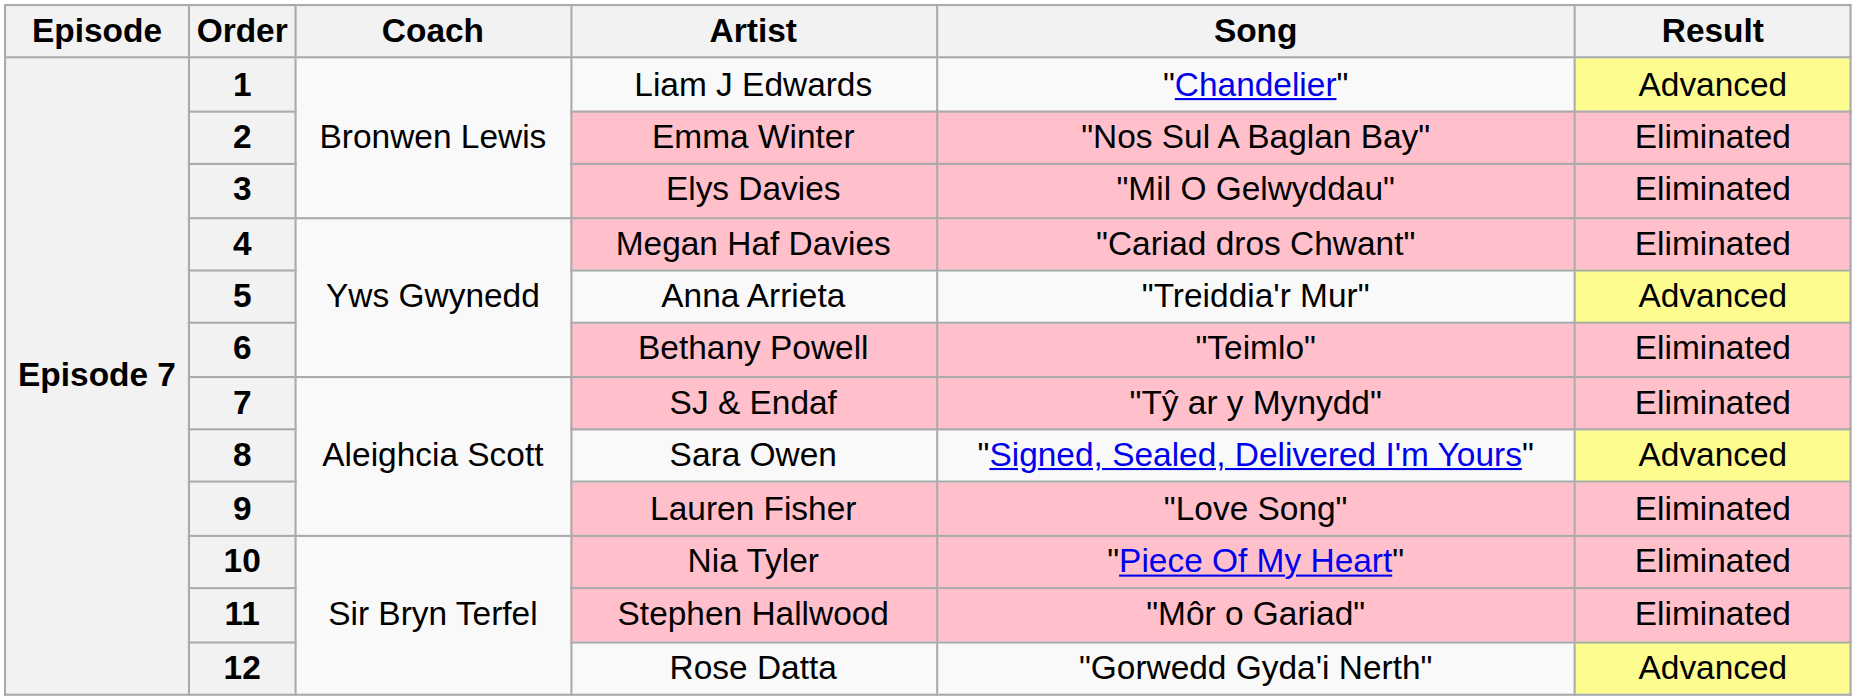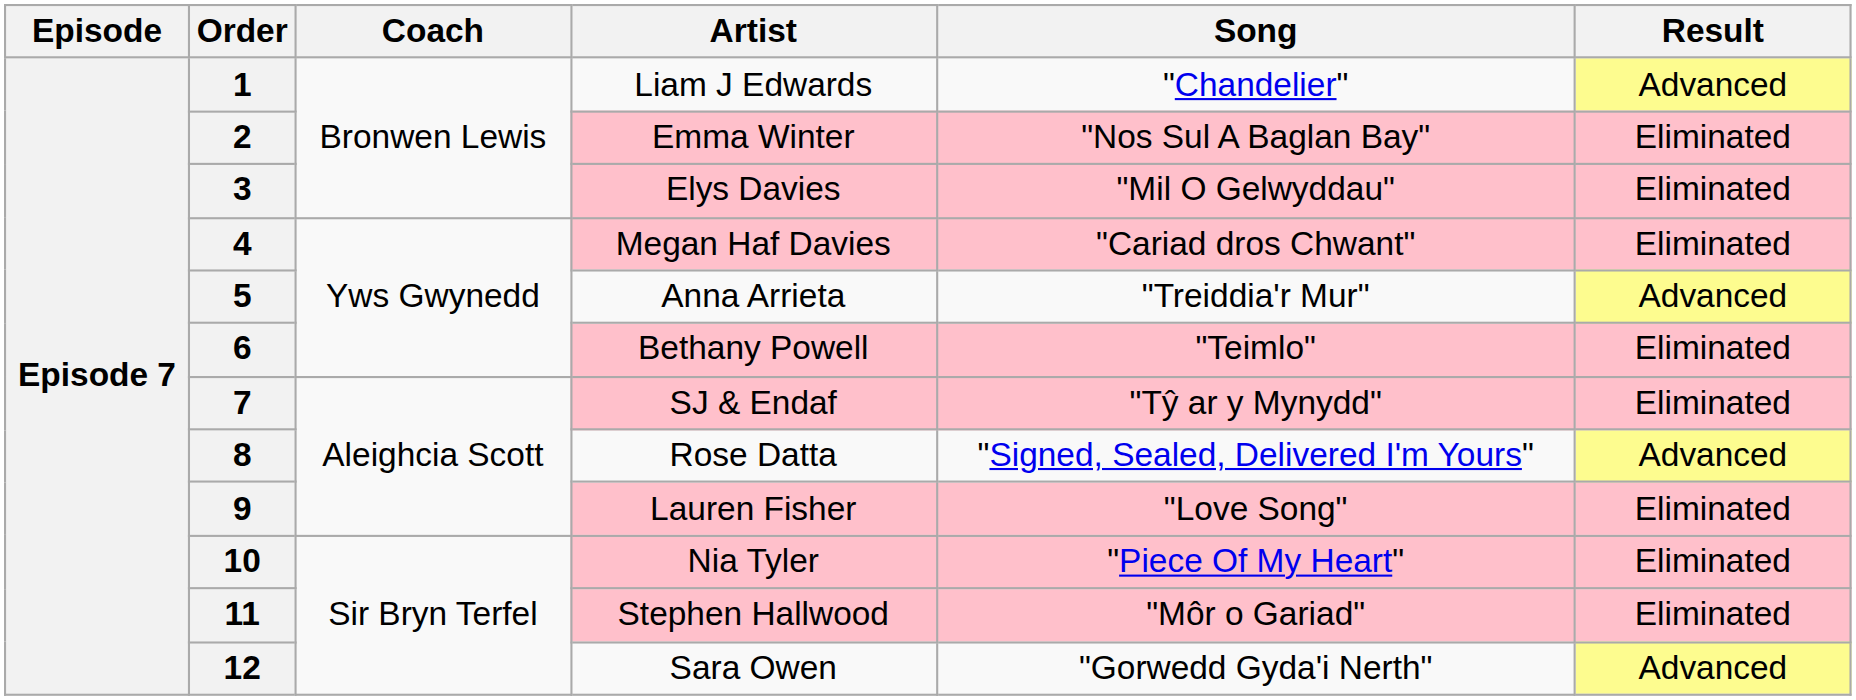(753, 455) Sara Owen -> (753, 455) Rose Datta
(753, 667) Rose Datta -> (753, 667) Sara Owen
